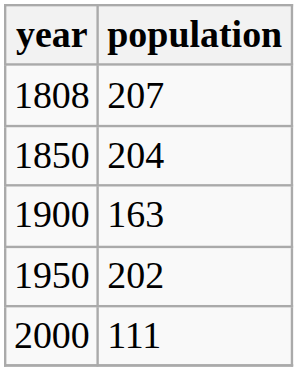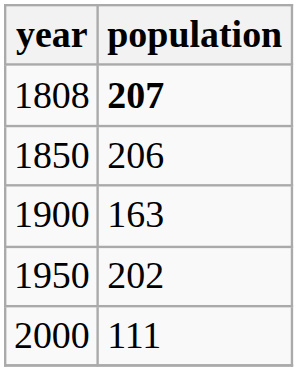(136, 94) normal -> (136, 94) bold
(136, 154) 204 -> (136, 154) 206
